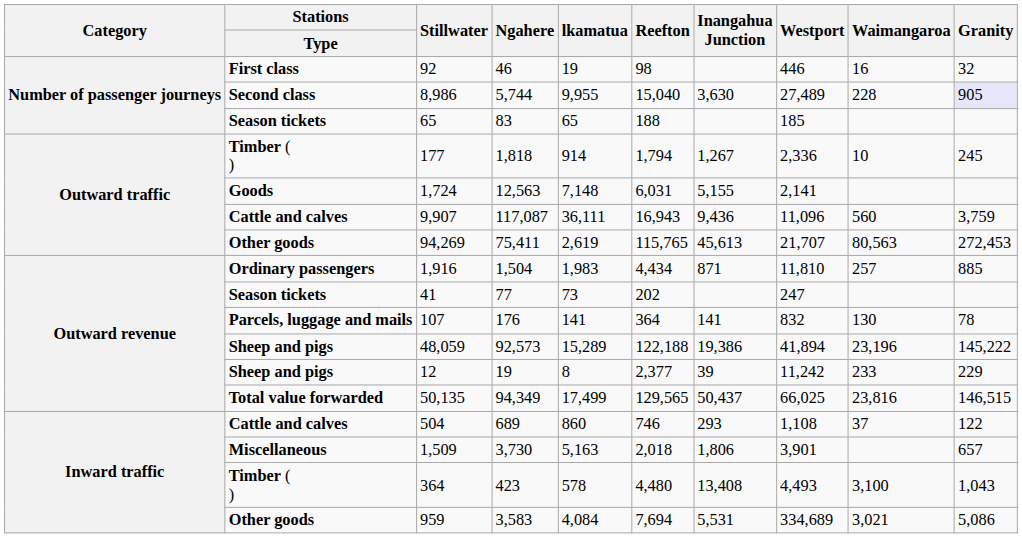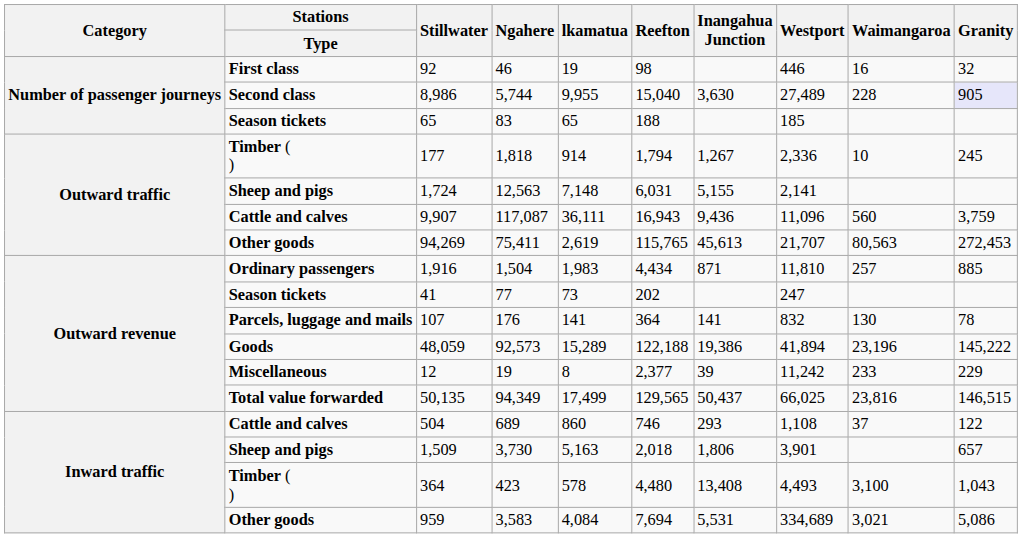(251, 191) Goods -> (281, 191) Sheep and pigs
(281, 346) Sheep and pigs -> (251, 346) Goods
(281, 372) Sheep and pigs -> (278, 372) Miscellaneous
(278, 449) Miscellaneous -> (281, 449) Sheep and pigs
